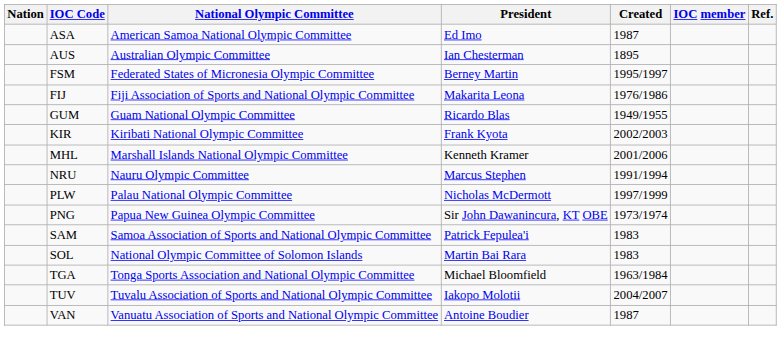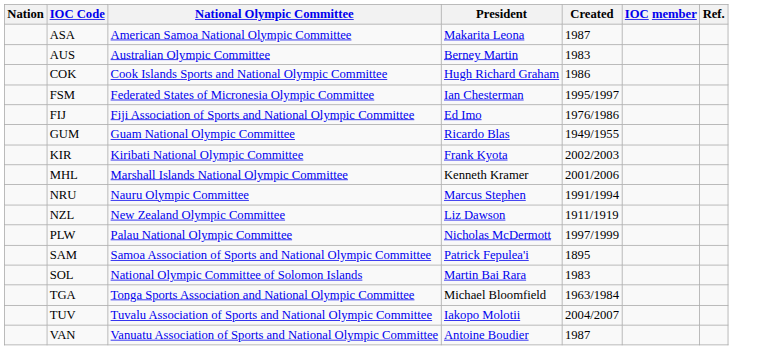(463, 34) Ed Imo -> (484, 34) Makarita Leona
(484, 54) Ian Chesterman -> (481, 54) Berney Martin
(626, 54) 1895 -> (578, 54) 1983
+ row: (63, 74)
(481, 74) Berney Martin -> (484, 94) Ian Chesterman
(484, 94) Makarita Leona -> (463, 114) Ed Imo
+ row: (62, 214)
- row: (62, 214)
(626, 235) 1983 -> (578, 255) 1895
